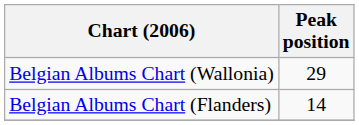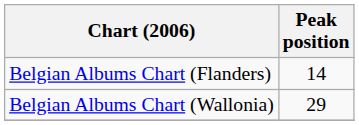rows swapped: (140, 104) <-> (141, 73)
